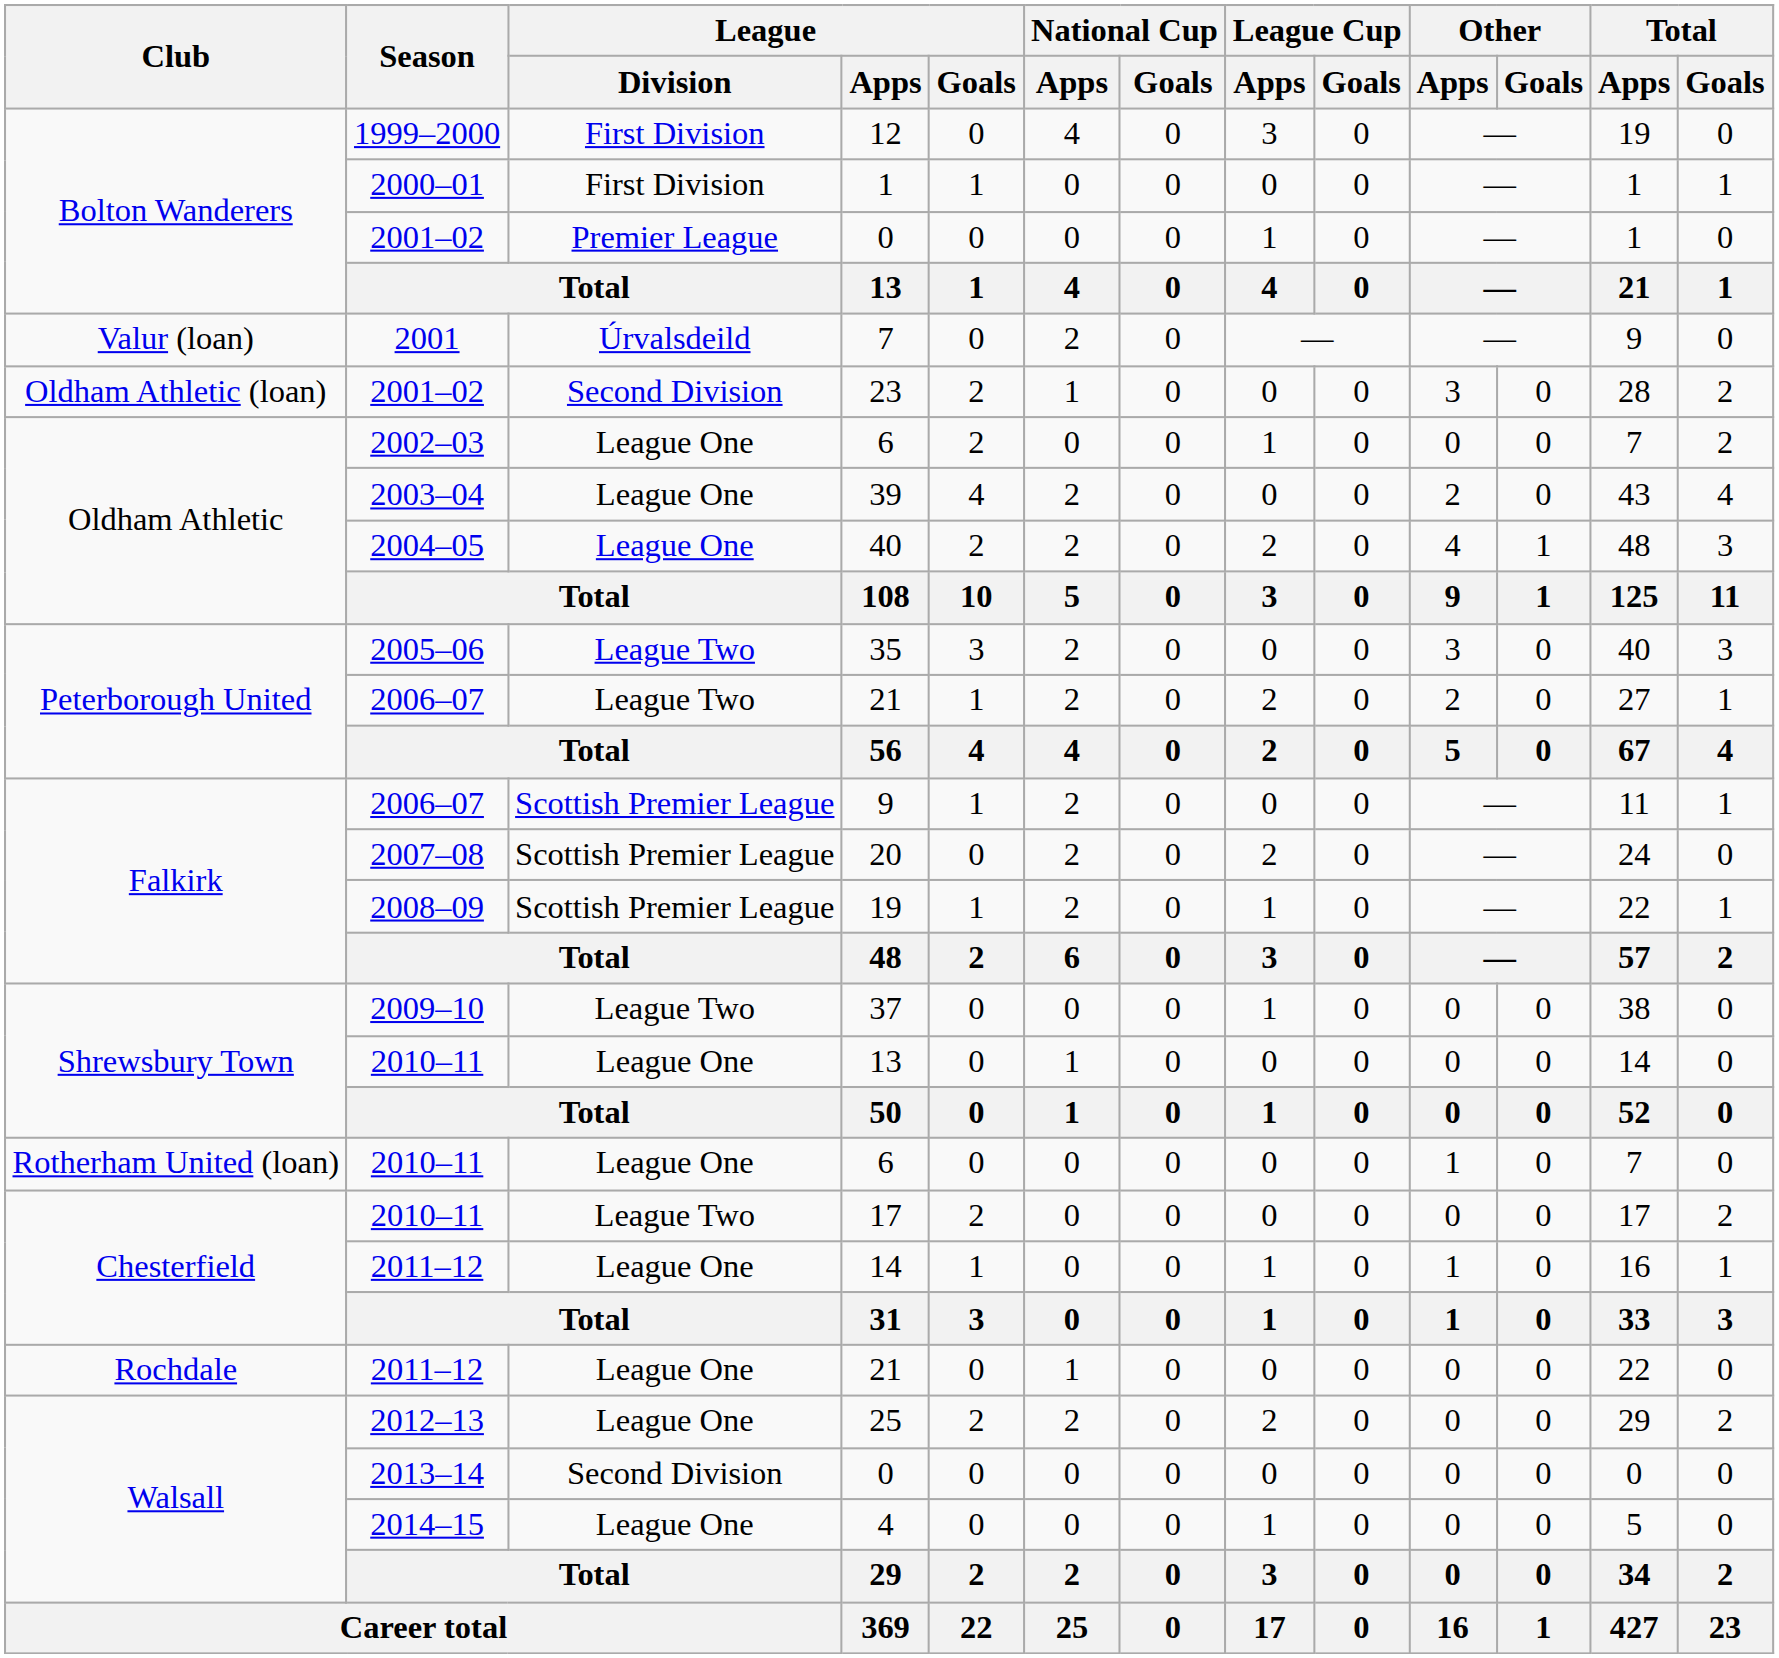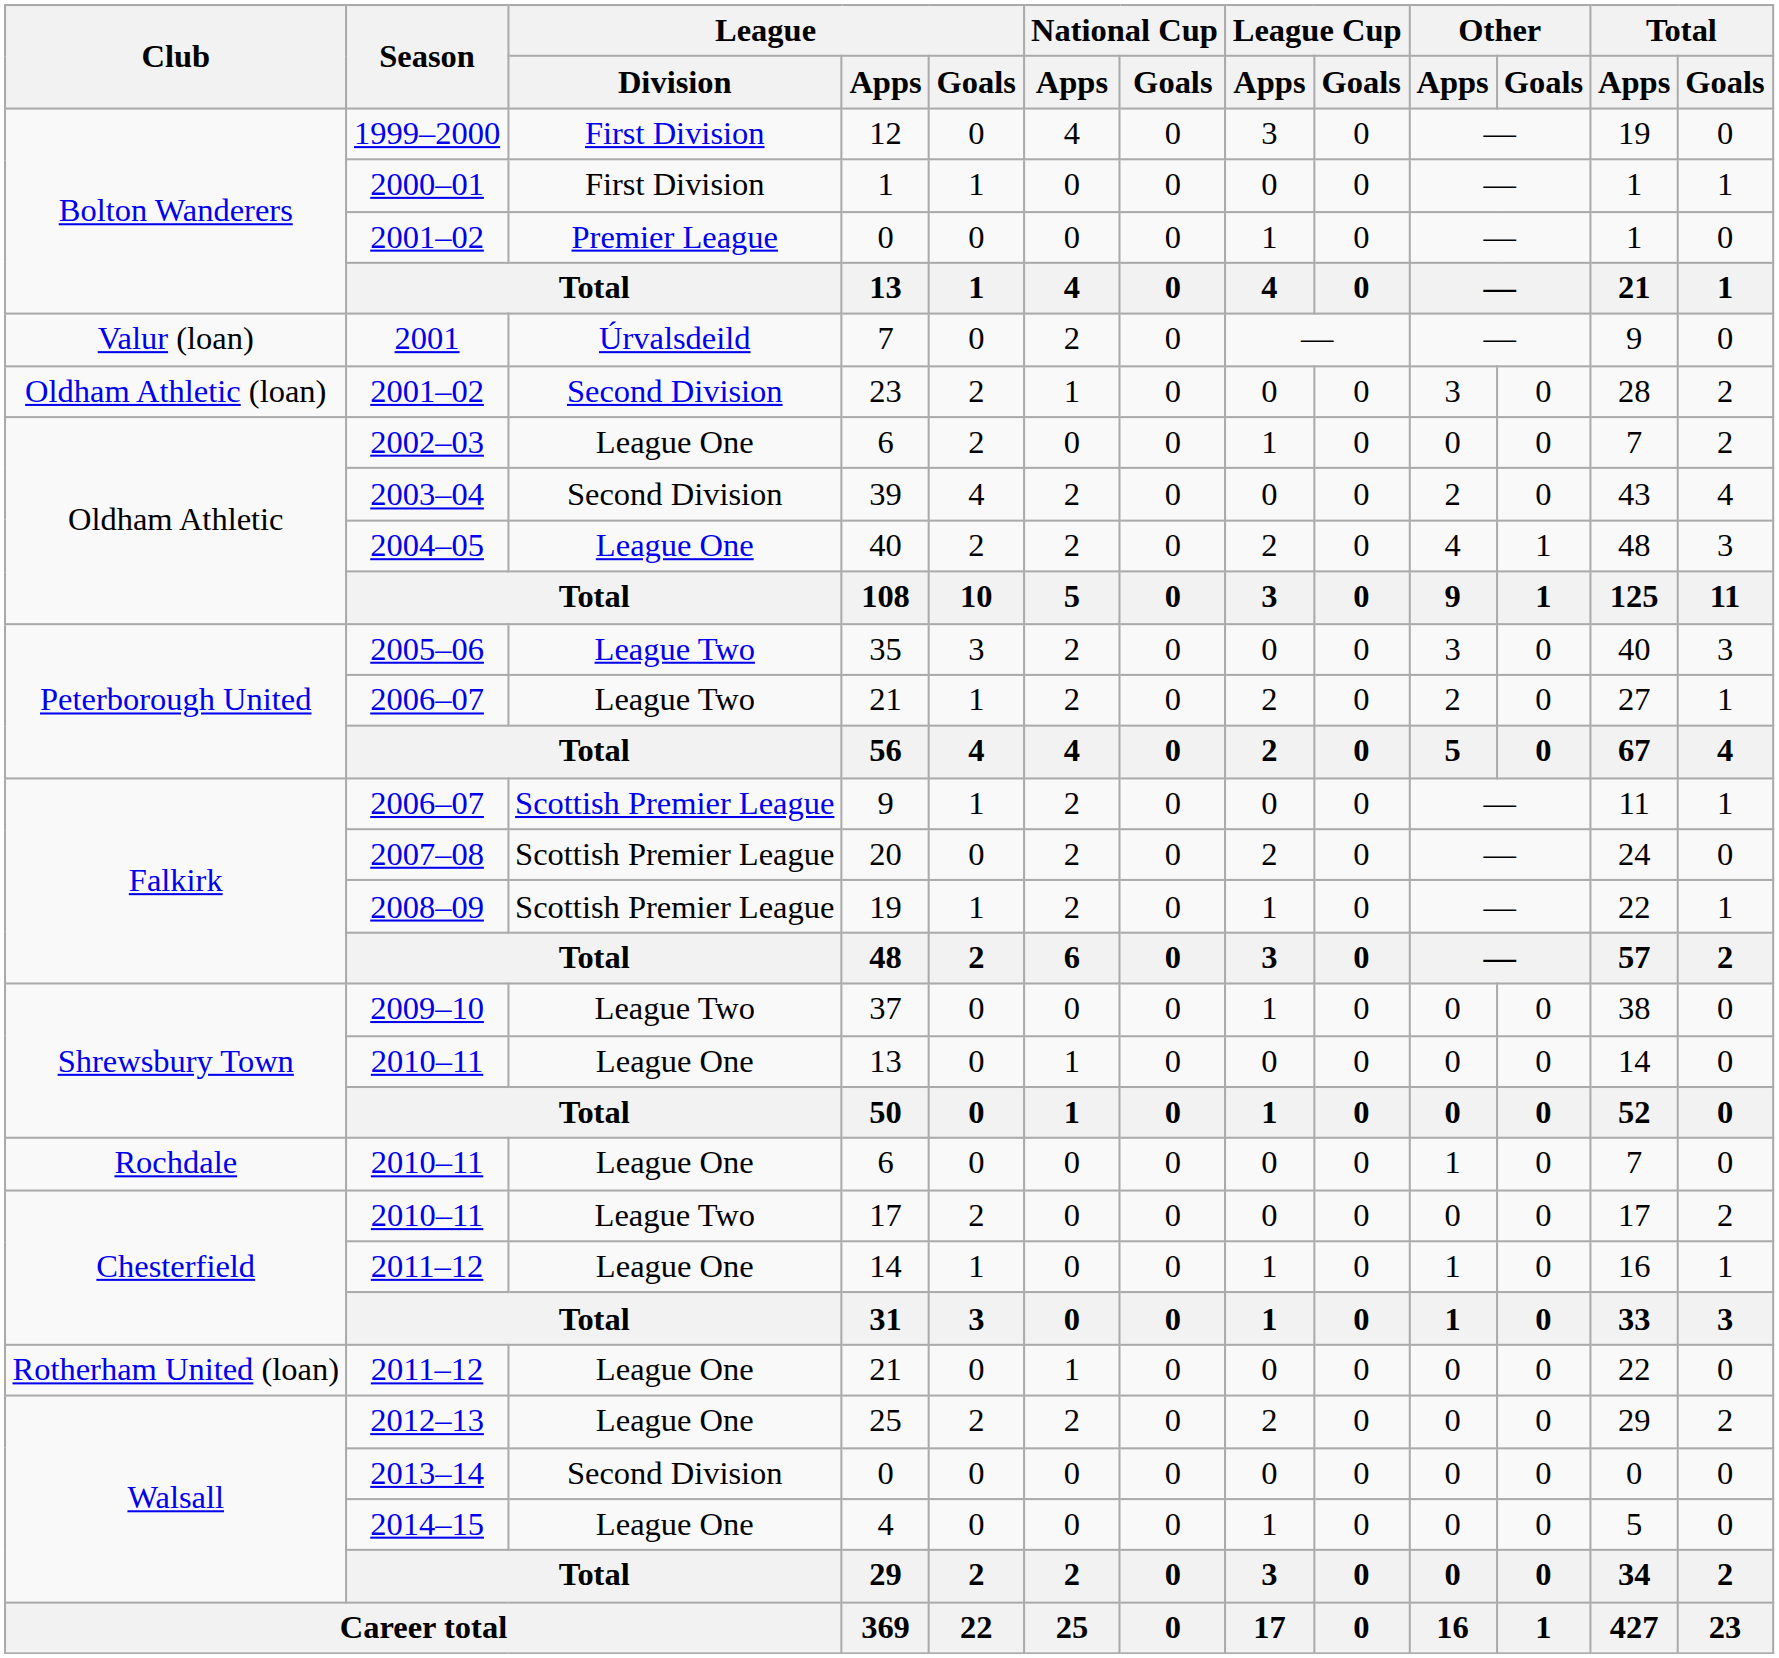(675, 493) League One -> (675, 493) Second Division
(176, 1163) Rotherham United (loan) -> (176, 1163) Rochdale
(176, 1369) Rochdale -> (176, 1369) Rotherham United (loan)
